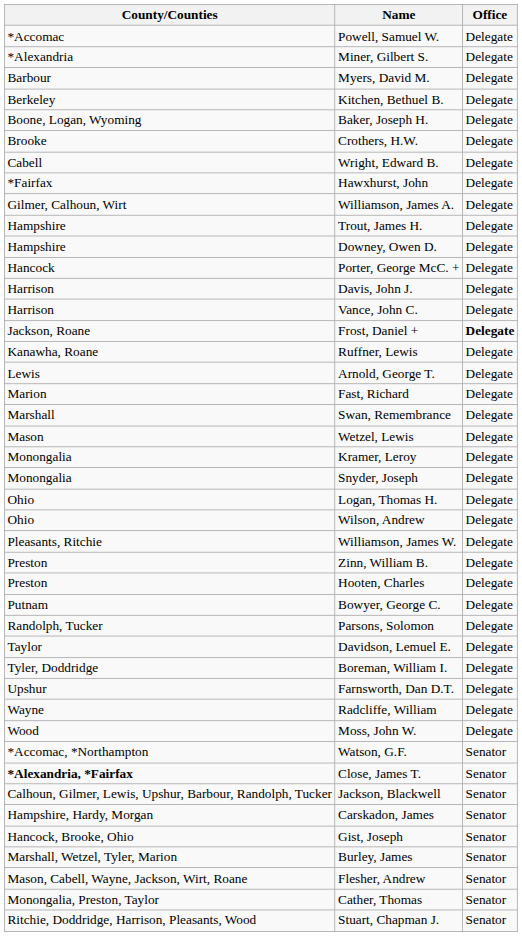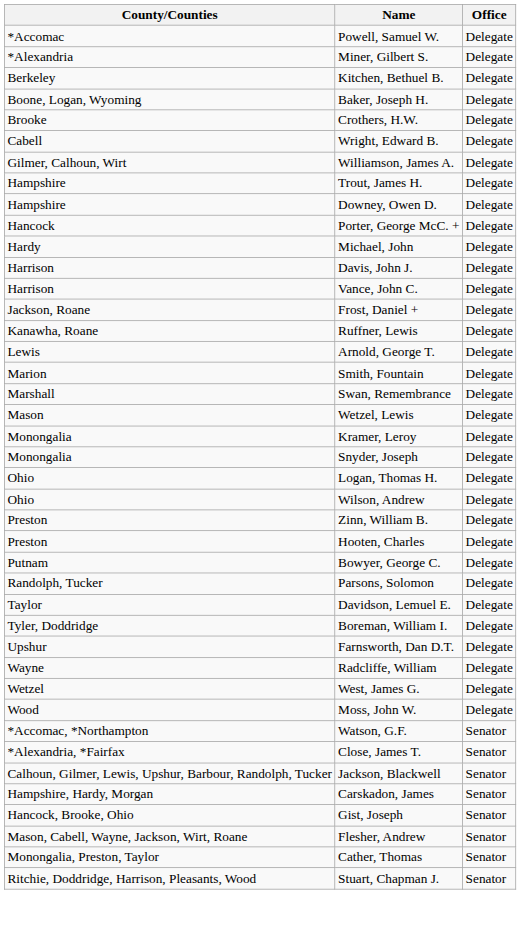- row: (384, 78)
- row: (383, 183)
+ row: (376, 246)
(490, 330) bold -> (489, 309) normal
+ row: (381, 373)
- row: (373, 394)
- row: (397, 541)
+ row: (379, 688)
(70, 773) bold -> (66, 752) normal
- row: (375, 857)
